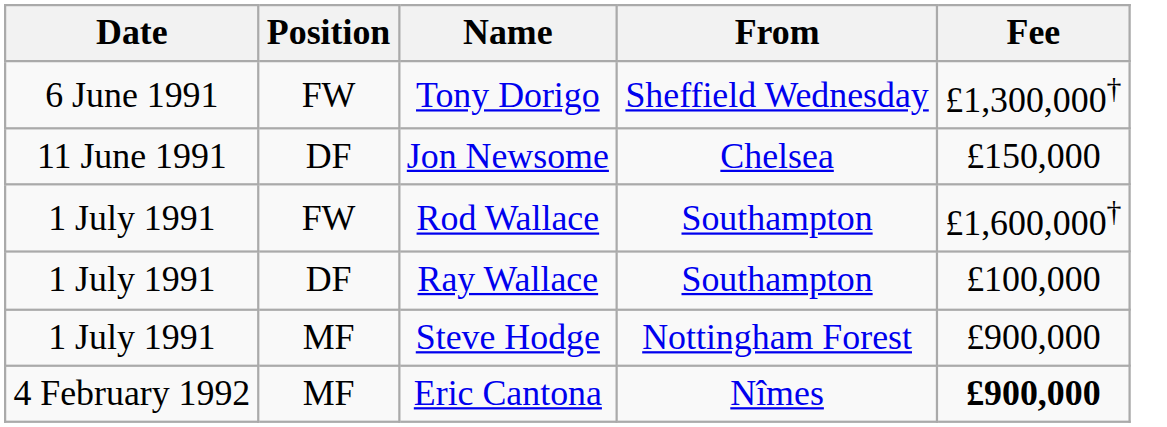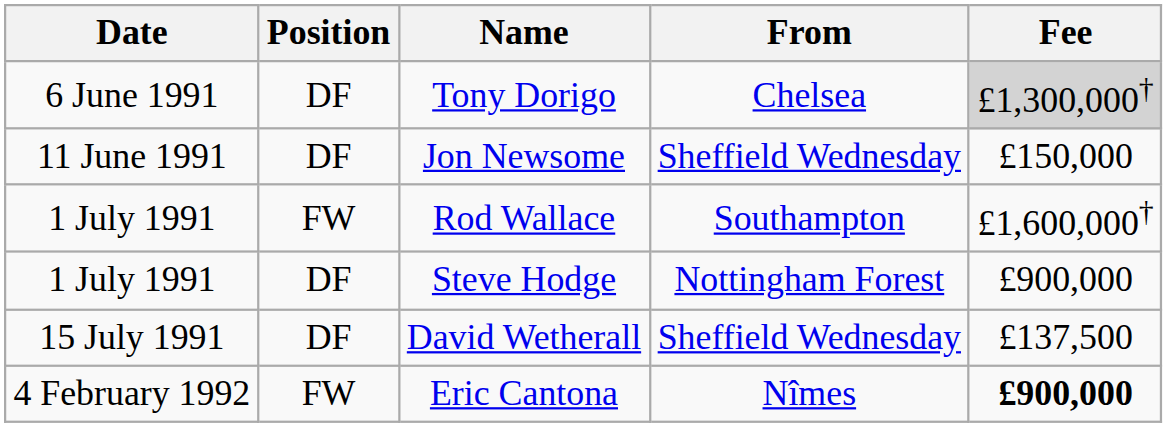(329, 94) FW -> (329, 94) DF
(777, 94) Sheffield Wednesday -> (809, 94) Chelsea
(1033, 94) no background -> (1066, 94) lightgrey background
(777, 156) Chelsea -> (809, 156) Sheffield Wednesday
- row: (508, 279)
(329, 336) MF -> (329, 279) DF
+ row: (524, 336)
(329, 393) MF -> (329, 393) FW
